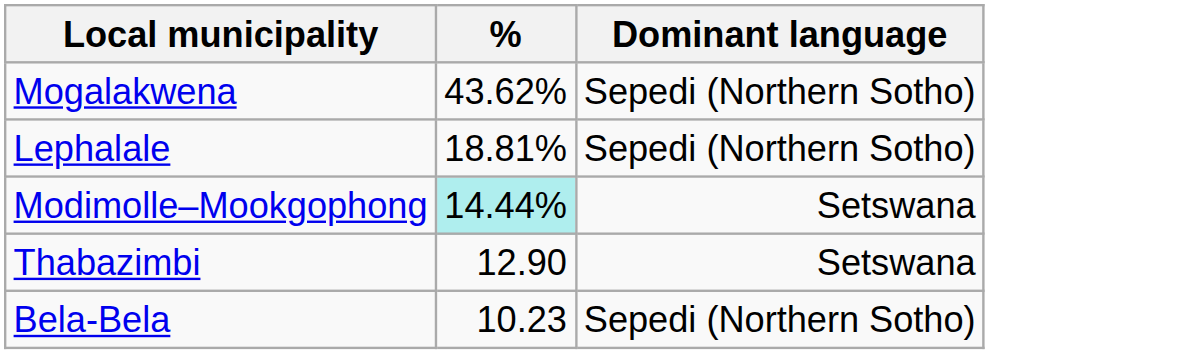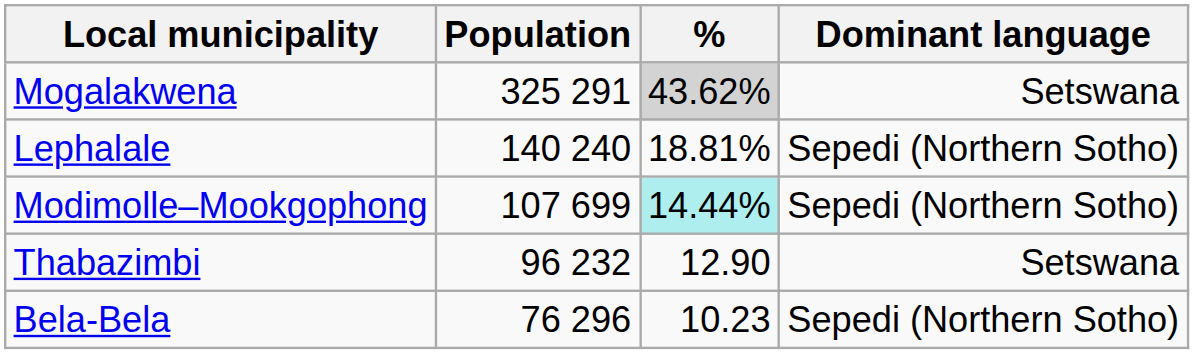+ column: (538, 34)
(506, 91) no background -> (709, 91) lightgrey background
(780, 91) Sepedi (Northern Sotho) -> (1100, 91) Setswana
(896, 206) Setswana -> (983, 206) Sepedi (Northern Sotho)
